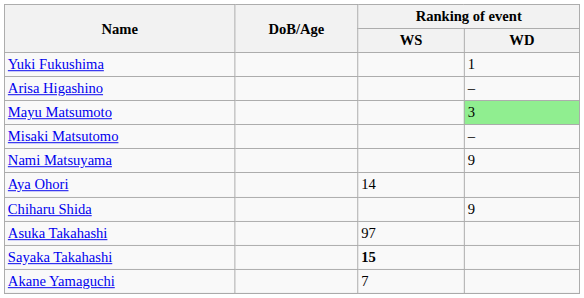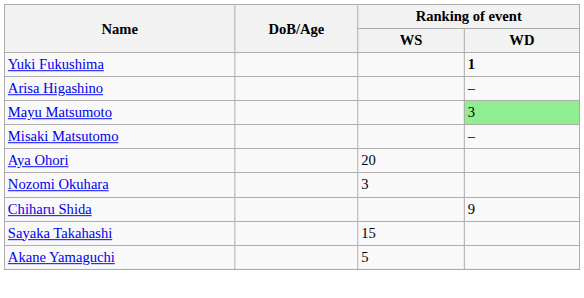(471, 64) normal -> (471, 64) bold
- row: (60, 161)
(369, 185) 14 -> (369, 161) 20
+ row: (58, 185)
- row: (58, 233)
(369, 257) bold -> (369, 233) normal
(365, 281) 7 -> (365, 257) 5
